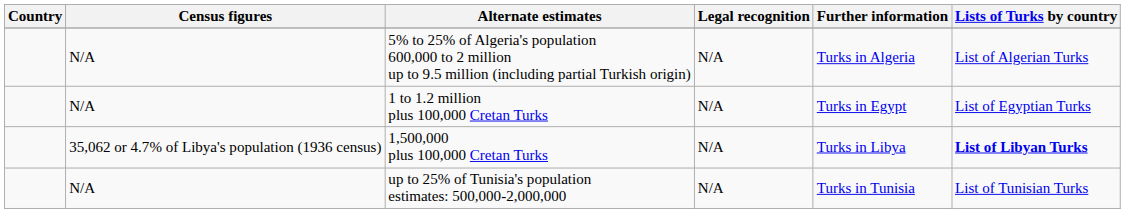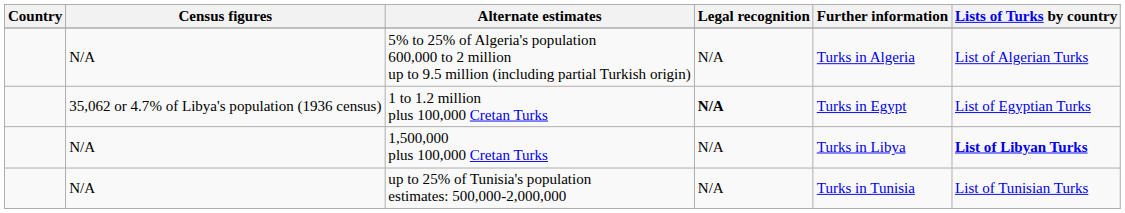(82, 106) N/A -> (225, 106) 35,062 or 4.7% of Libya's population (1936 census)
(711, 106) normal -> (711, 106) bold
(225, 147) 35,062 or 4.7% of Libya's population (1936 census) -> (82, 147) N/A
